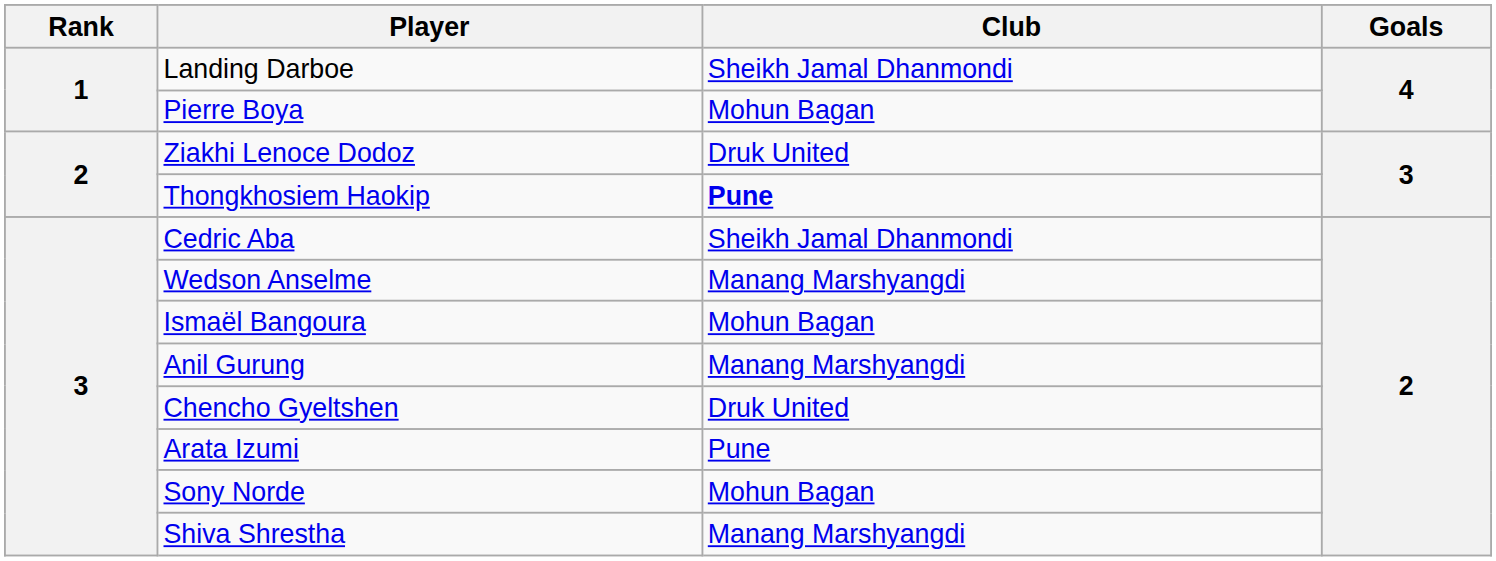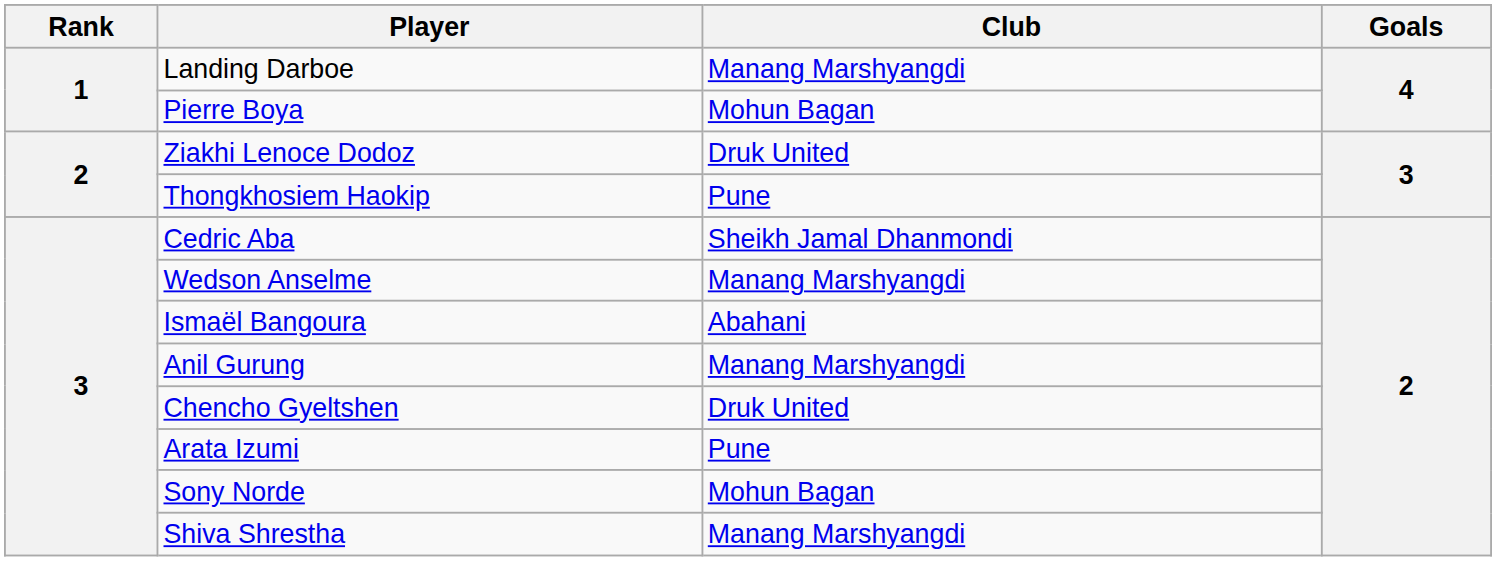(860, 69) Sheikh Jamal Dhanmondi -> (837, 69) Manang Marshyangdi
(741, 196) bold -> (739, 196) normal
(791, 323) Mohun Bagan -> (757, 323) Abahani
